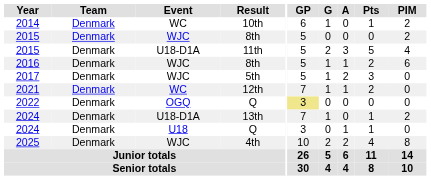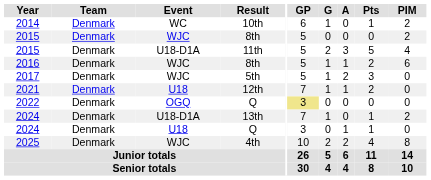(178, 89) WC -> (178, 89) U18
